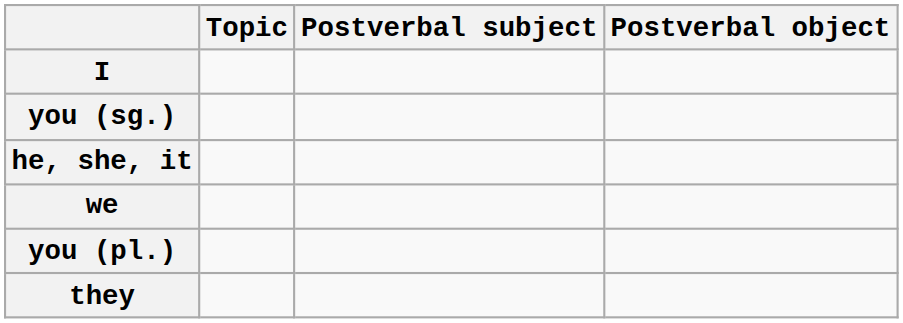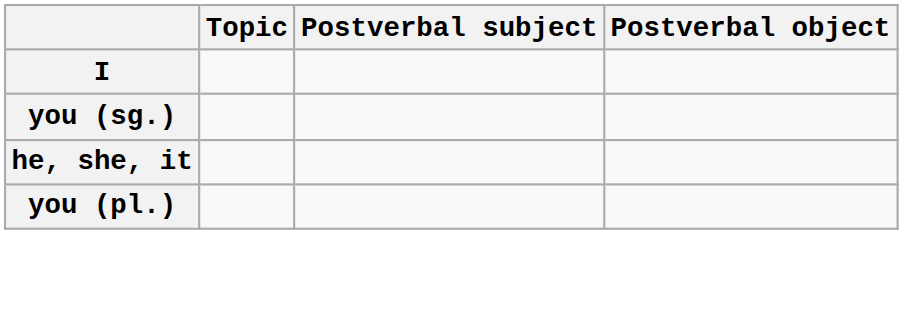- row: (102, 206)
- row: (102, 296)
